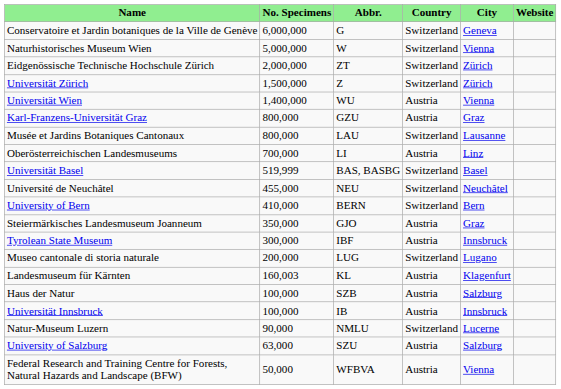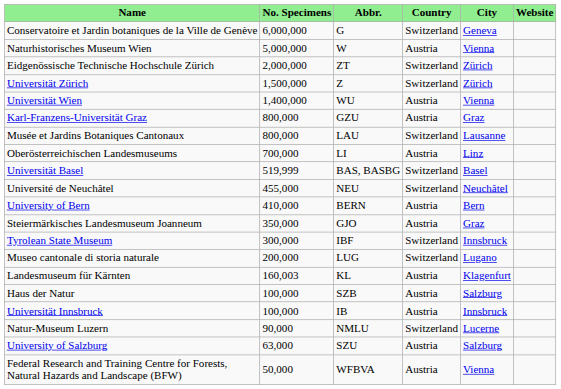(432, 48) Switzerland -> (421, 48) Austria
(432, 205) Switzerland -> (421, 205) Austria
(421, 240) Austria -> (432, 240) Switzerland
